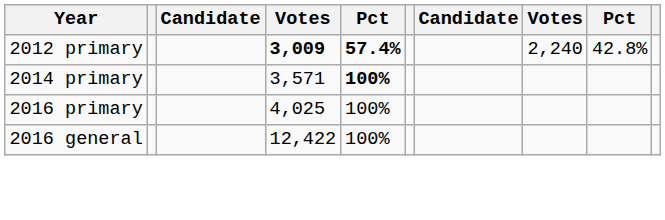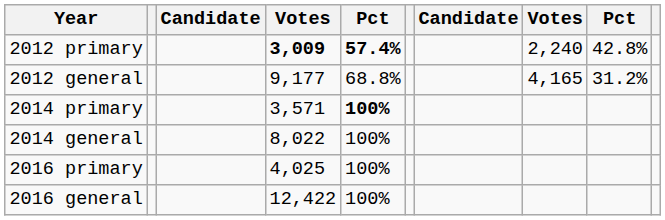+ row: (76, 80)
+ row: (76, 139)
